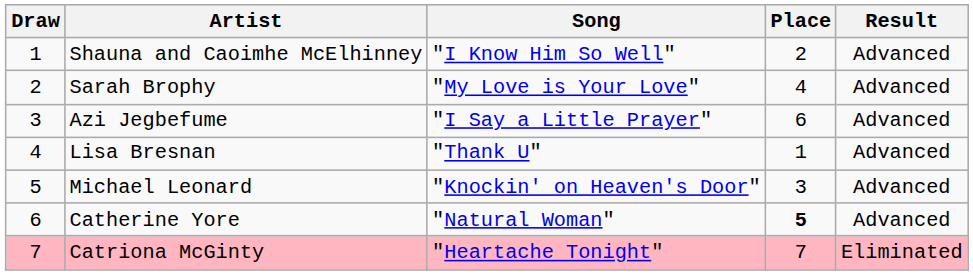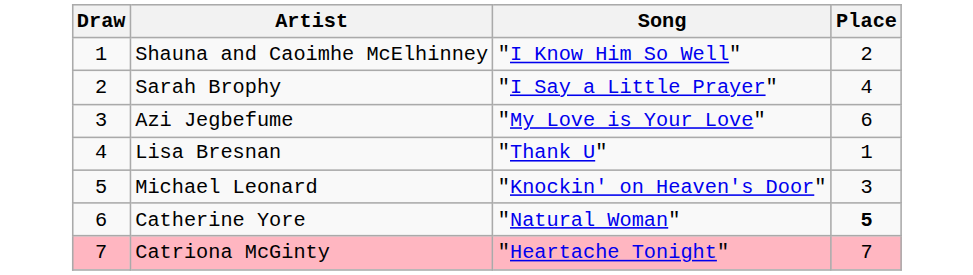- column: (902, 21)
(566, 87) "My Love is Your Love" -> (638, 87) "I Say a Little Prayer"
(572, 120) "I Say a Little Prayer" -> (632, 120) "My Love is Your Love"
